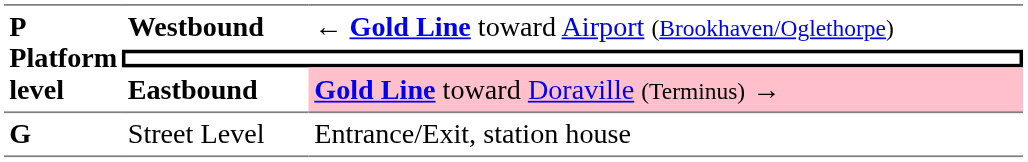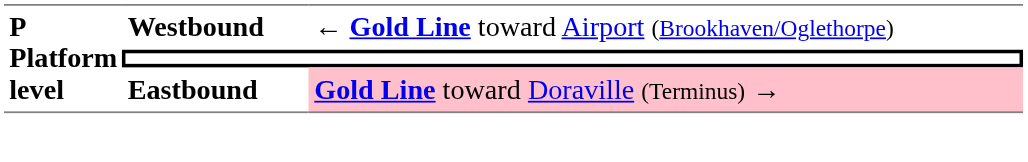- row: (196, 133)
